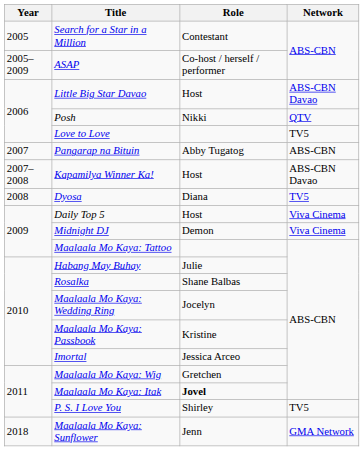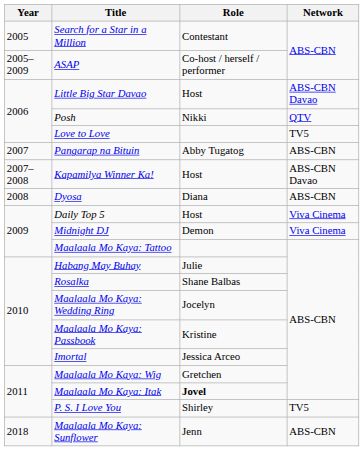(299, 197) TV5 -> (313, 197) ABS-CBN
(322, 431) GMA Network -> (313, 431) ABS-CBN
